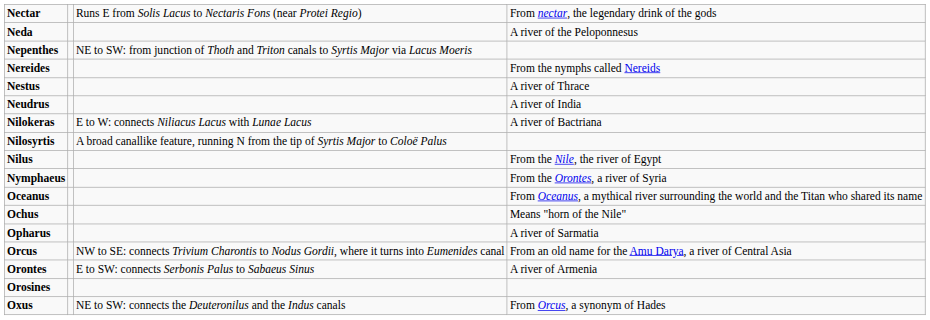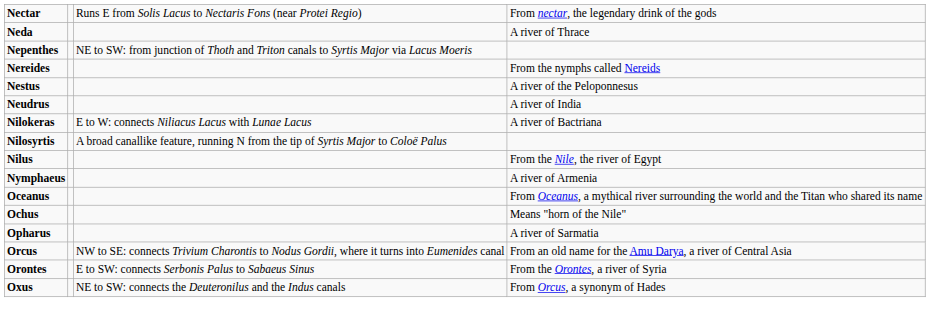(574, 31) A river of the Peloponnesus -> (550, 31) A river of Thrace
(550, 86) A river of Thrace -> (574, 86) A river of the Peloponnesus
(588, 178) From the Orontes, a river of Syria -> (554, 178) A river of Armenia
(554, 269) A river of Armenia -> (588, 269) From the Orontes, a river of Syria
- row: (29, 287)
